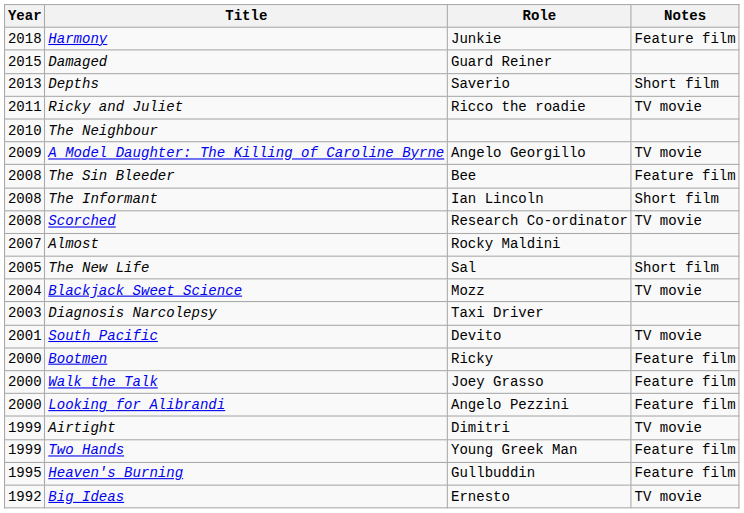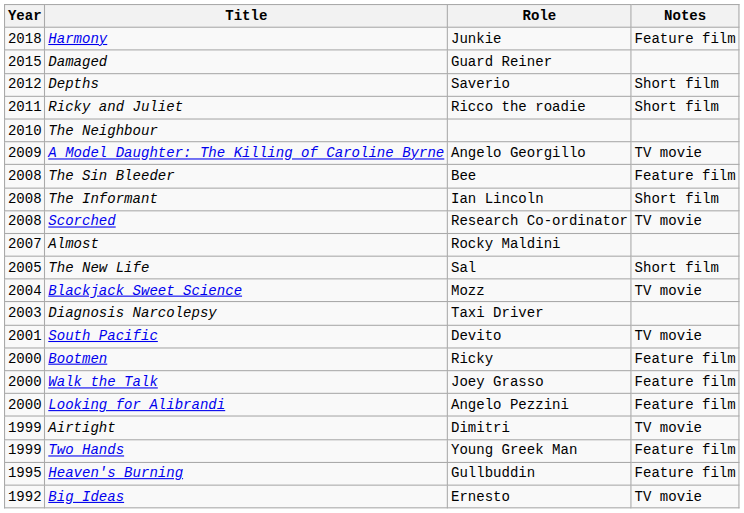(25, 85) 2013 -> (25, 85) 2012
(668, 108) TV movie -> (677, 108) Short film
